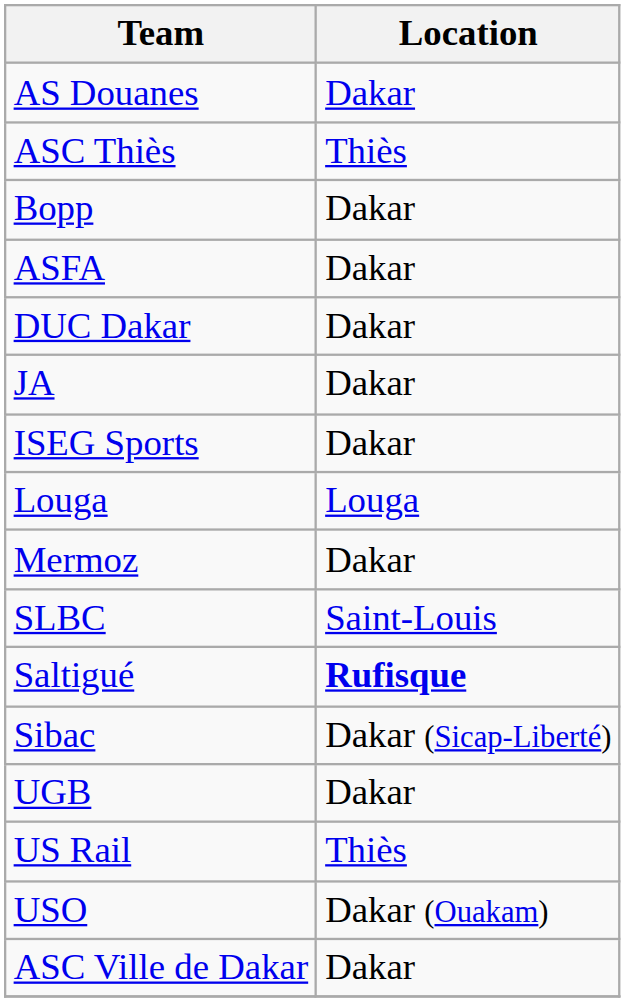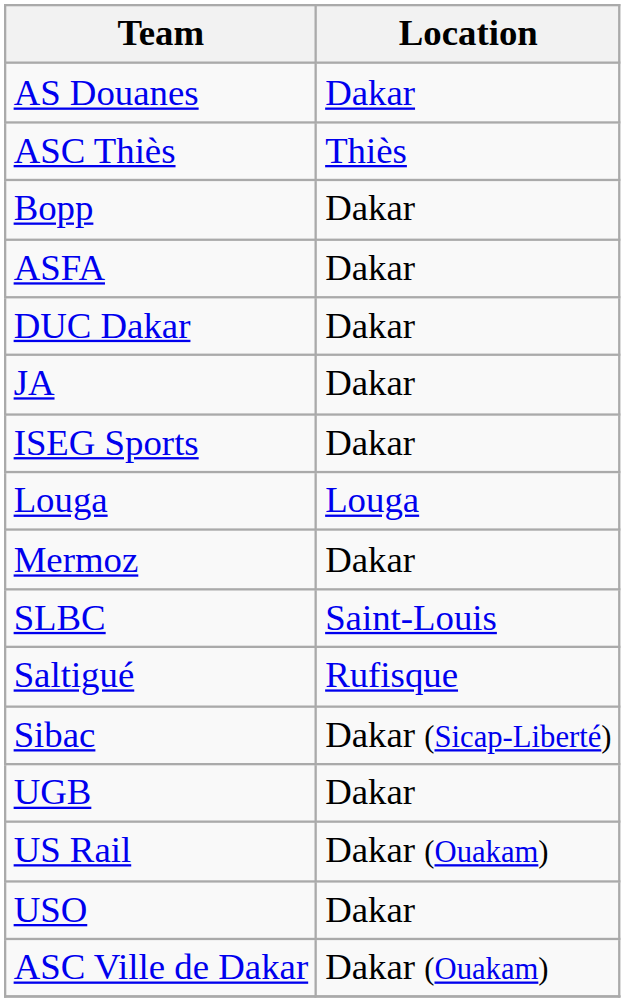(396, 675) bold -> (392, 675) normal
(366, 850) Thiès -> (437, 850) Dakar (Ouakam)
(437, 909) Dakar (Ouakam) -> (370, 909) Dakar
(370, 967) Dakar -> (437, 967) Dakar (Ouakam)
